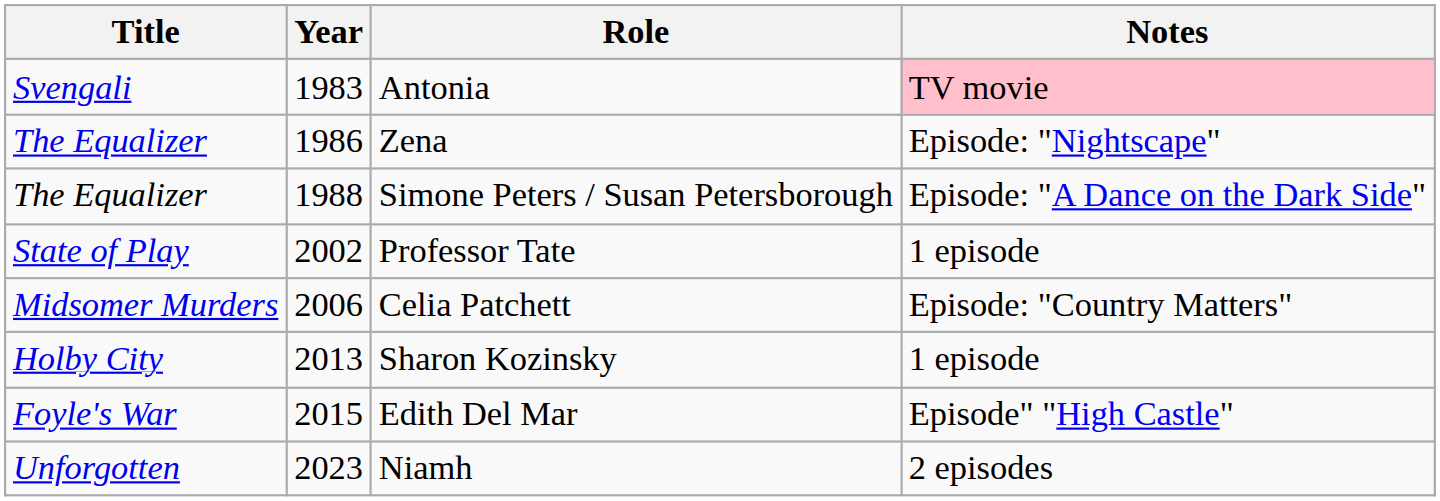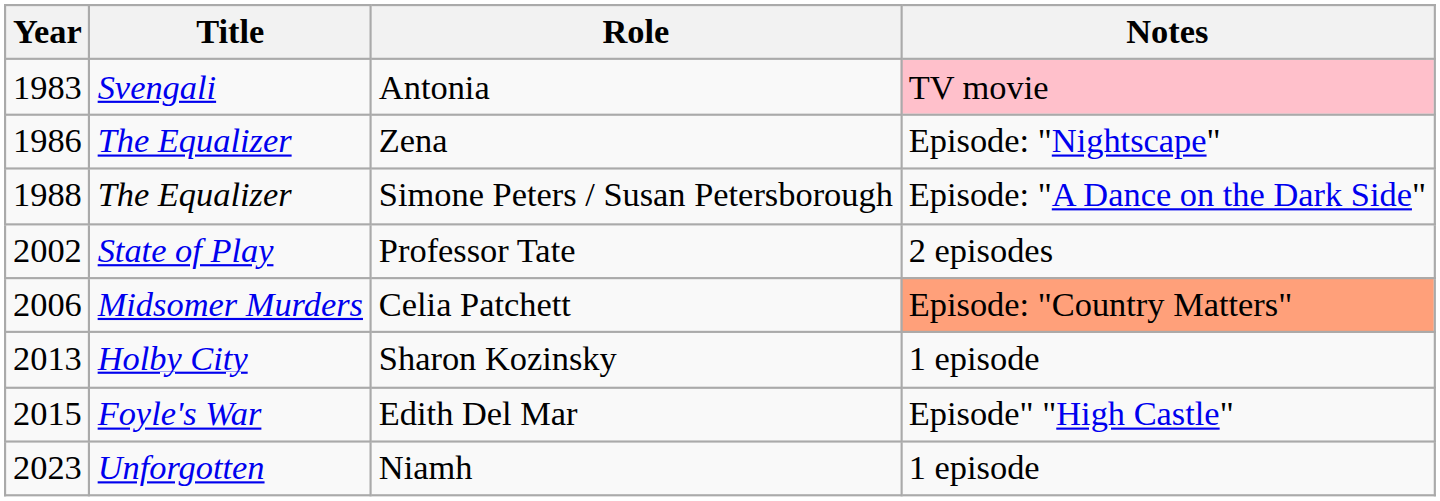columns swapped: (329, 31) <-> (146, 31)
(974, 250) 1 episode -> (981, 250) 2 episodes
(1101, 304) no background -> (1101, 304) lightsalmon background
(981, 468) 2 episodes -> (974, 468) 1 episode
